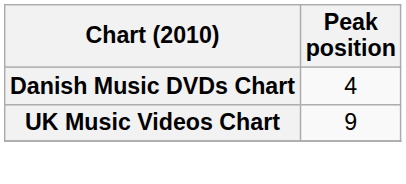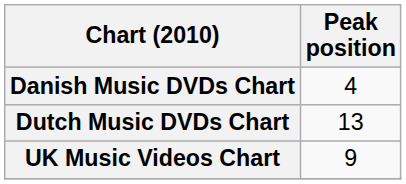+ row: (153, 122)
